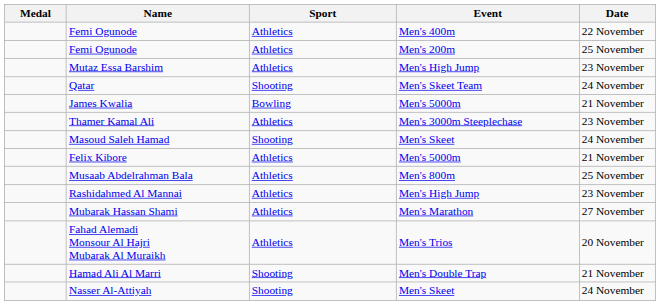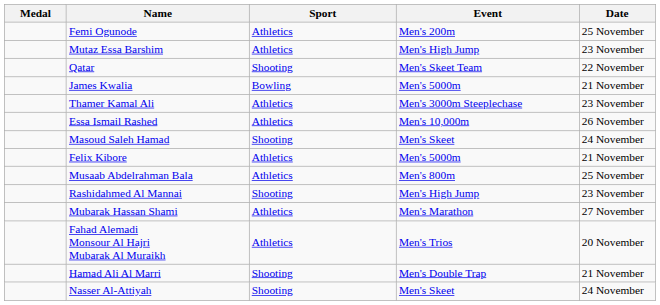- row: (103, 31)
(613, 85) 24 November -> (613, 67) 22 November
+ row: (113, 121)
(272, 193) Athletics -> (272, 193) Shooting
